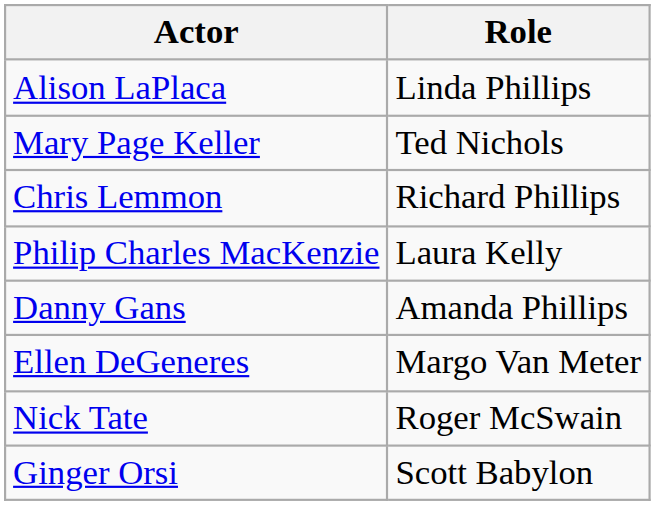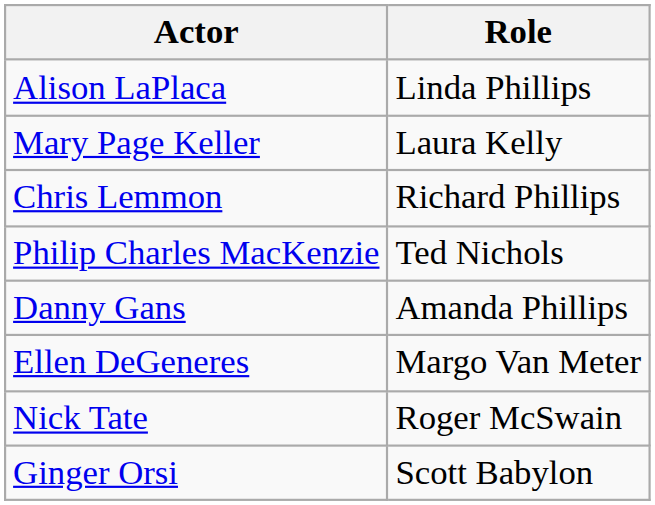(480, 142) Ted Nichols -> (479, 142) Laura Kelly
(479, 252) Laura Kelly -> (480, 252) Ted Nichols
